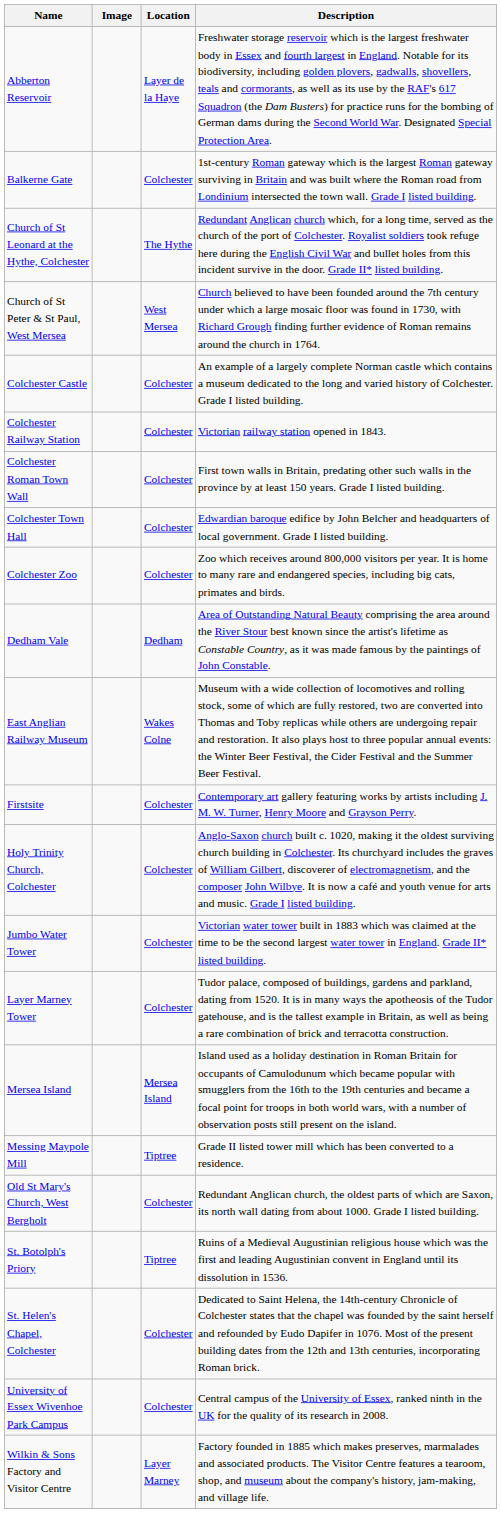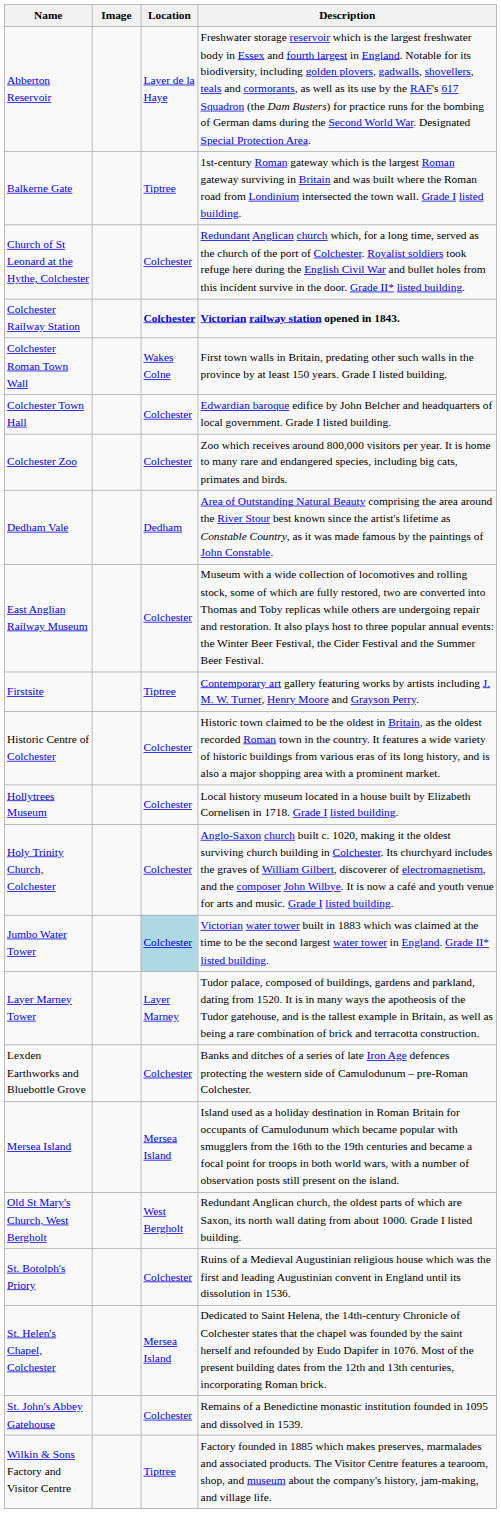(168, 180) Colchester -> (160, 188) Tiptree
(168, 245) The Hythe -> (168, 262) Colchester
- row: (44, 318)
- row: (47, 383)
(168, 431) normal -> (169, 318) bold
(292, 431) normal -> (300, 318) bold
(168, 479) Colchester -> (159, 366) Wakes Colne
(159, 731) Wakes Colne -> (168, 618) Colchester
(168, 804) Colchester -> (160, 691) Tiptree
+ row: (48, 748)
+ row: (31, 804)
(168, 943) no background -> (168, 943) lightblue background
(168, 1008) Colchester -> (161, 1008) Layer Marney
+ row: (46, 1073)
- row: (48, 1155)
(168, 1203) Colchester -> (163, 1220) West Bergholt
(160, 1260) Tiptree -> (168, 1277) Colchester
(168, 1333) Colchester -> (160, 1350) Mersea Island
+ row: (45, 1415)
- row: (45, 1407)
(162, 1472) Layer Marney -> (160, 1472) Tiptree
